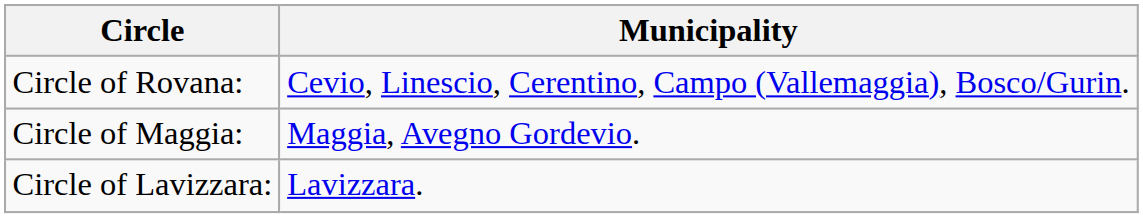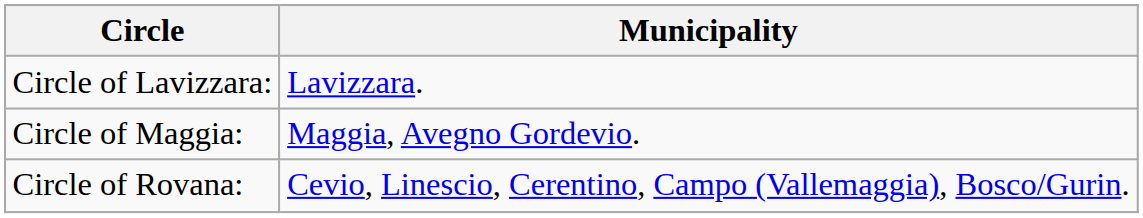rows swapped: (128, 81) <-> (142, 184)
